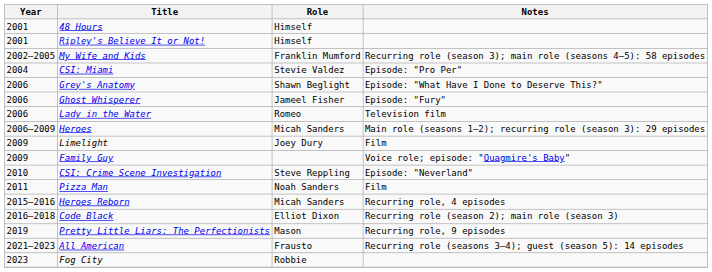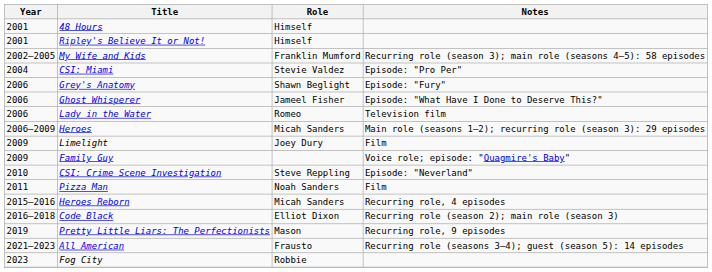(484, 85) Episode: "What Have I Done to Deserve This?" -> (405, 85) Episode: "Fury"
(405, 99) Episode: "Fury" -> (484, 99) Episode: "What Have I Done to Deserve This?"
